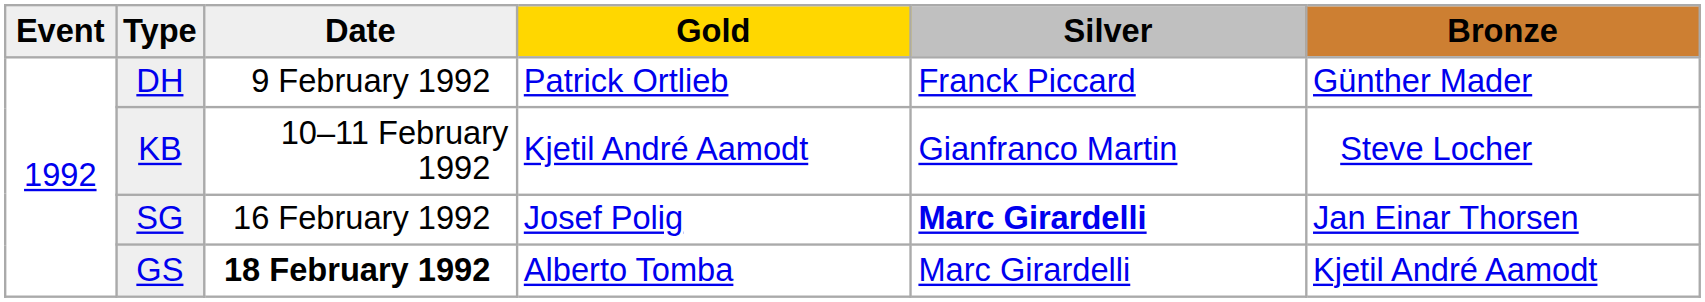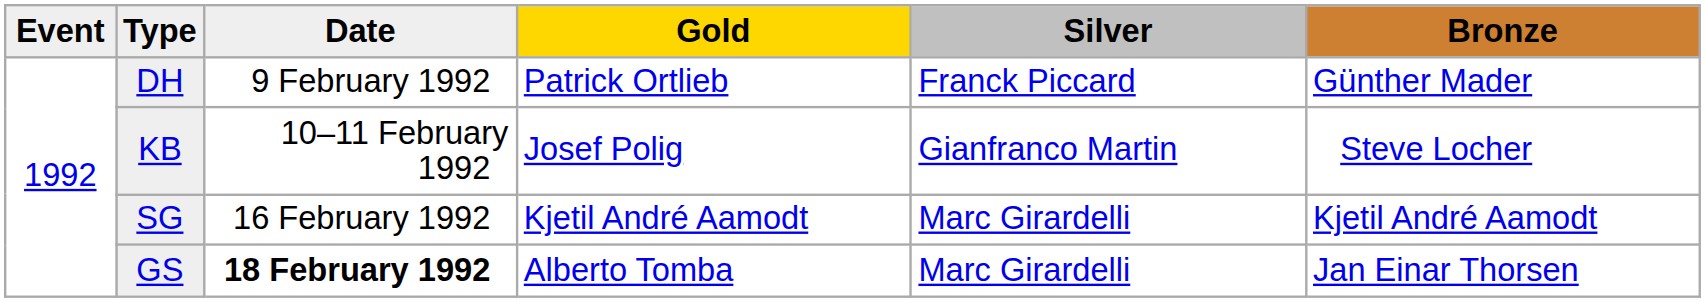(666, 150) Kjetil André Aamodt -> (604, 150) Josef Polig
(604, 219) Josef Polig -> (666, 219) Kjetil André Aamodt
(1033, 219) bold -> (1024, 219) normal
(1446, 219) Jan Einar Thorsen -> (1455, 219) Kjetil André Aamodt
(1455, 270) Kjetil André Aamodt -> (1446, 270) Jan Einar Thorsen
